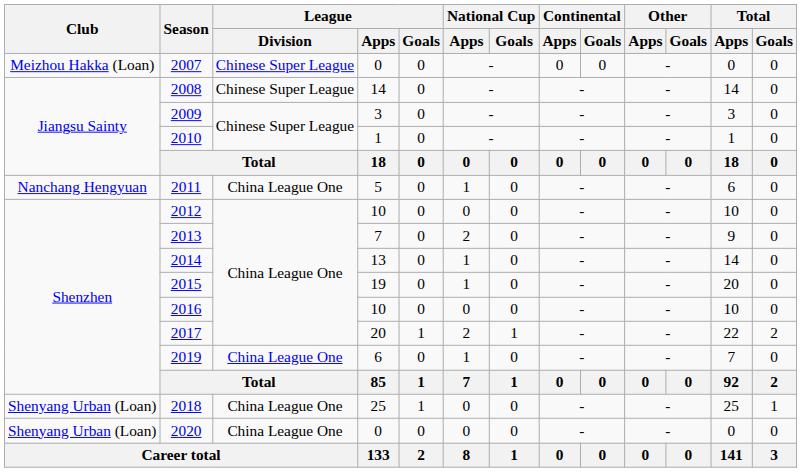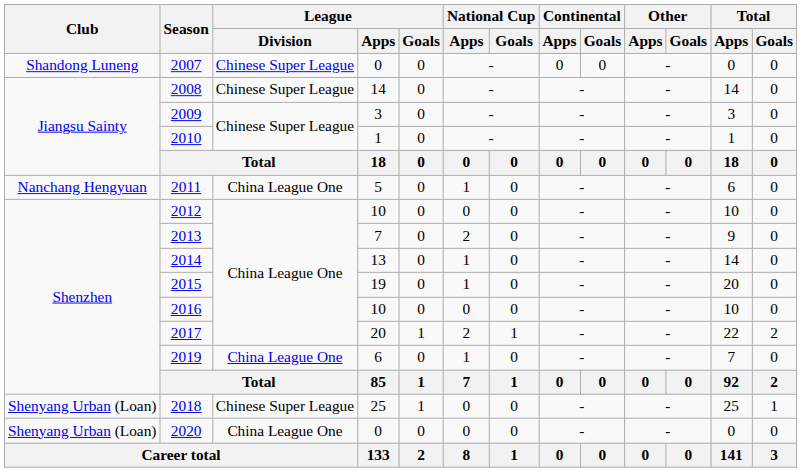(82, 65) Meizhou Hakka (Loan) -> (82, 65) Shandong Luneng
(285, 406) China League One -> (285, 406) Chinese Super League
